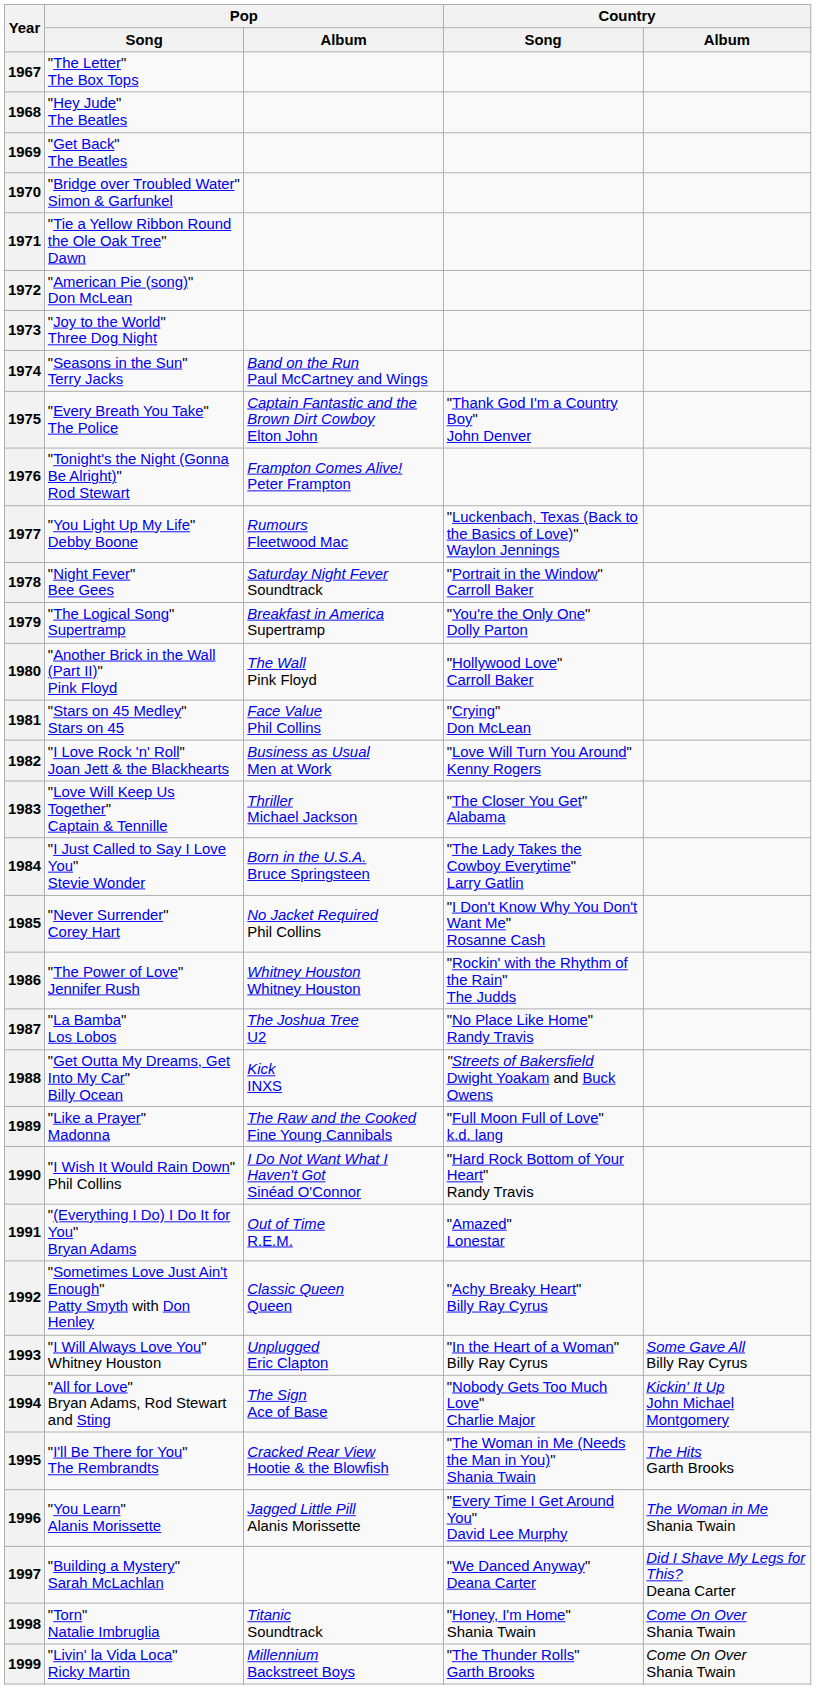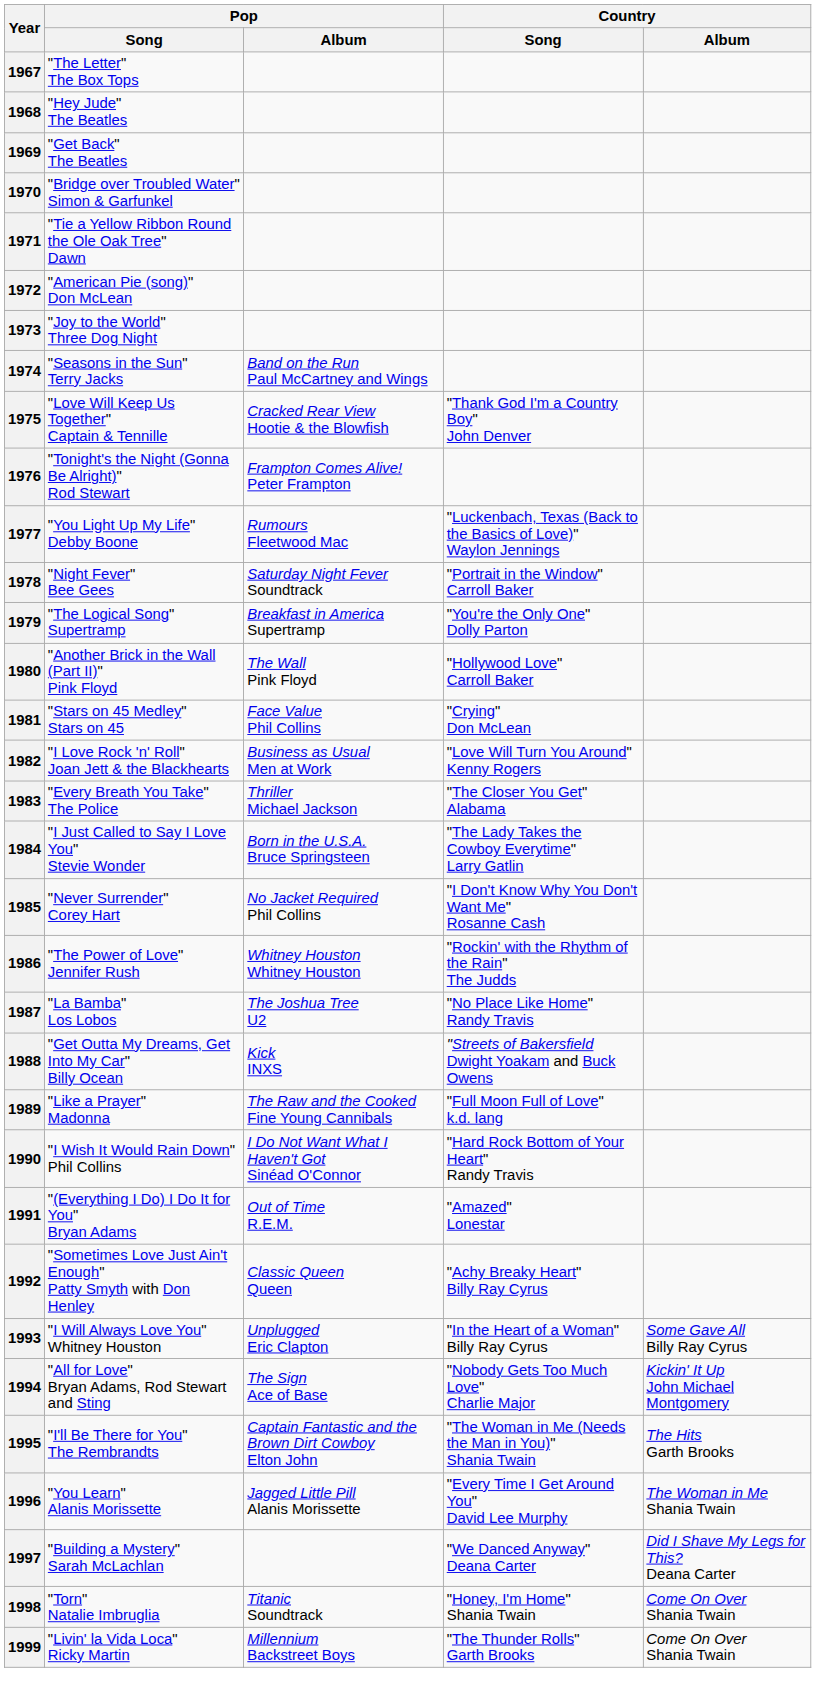(128, 419) "Every Breath You Take" The Police -> (111, 419) "Love Will Keep Us Together" Captain & Tennille
(332, 419) Captain Fantastic and the Brown Dirt Cowboy Elton John -> (318, 419) Cracked Rear View Hootie & the Blowfish
(111, 809) "Love Will Keep Us Together" Captain & Tennille -> (128, 800) "Every Breath You Take" The Police
(318, 1460) Cracked Rear View Hootie & the Blowfish -> (332, 1444) Captain Fantastic and the Brown Dirt Cowboy Elton John
